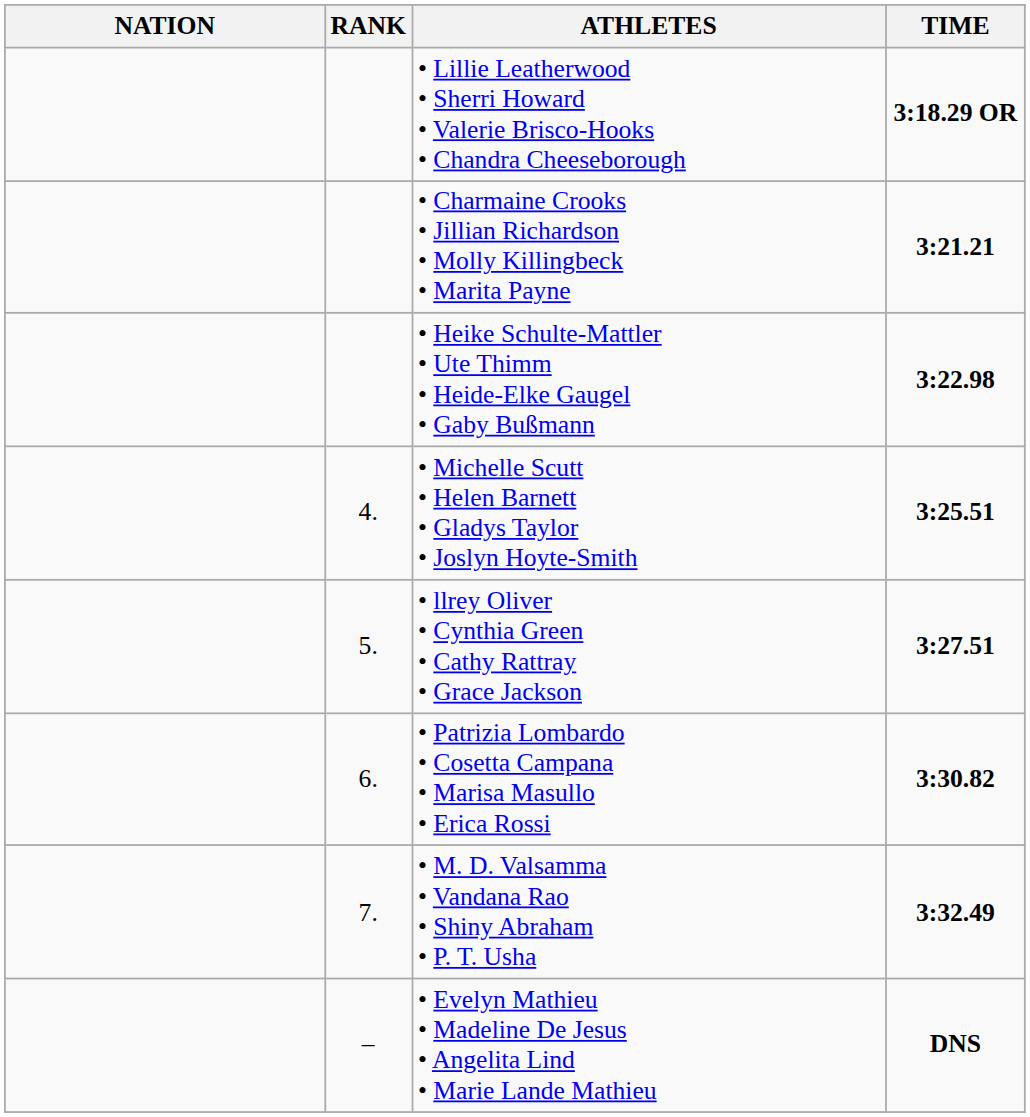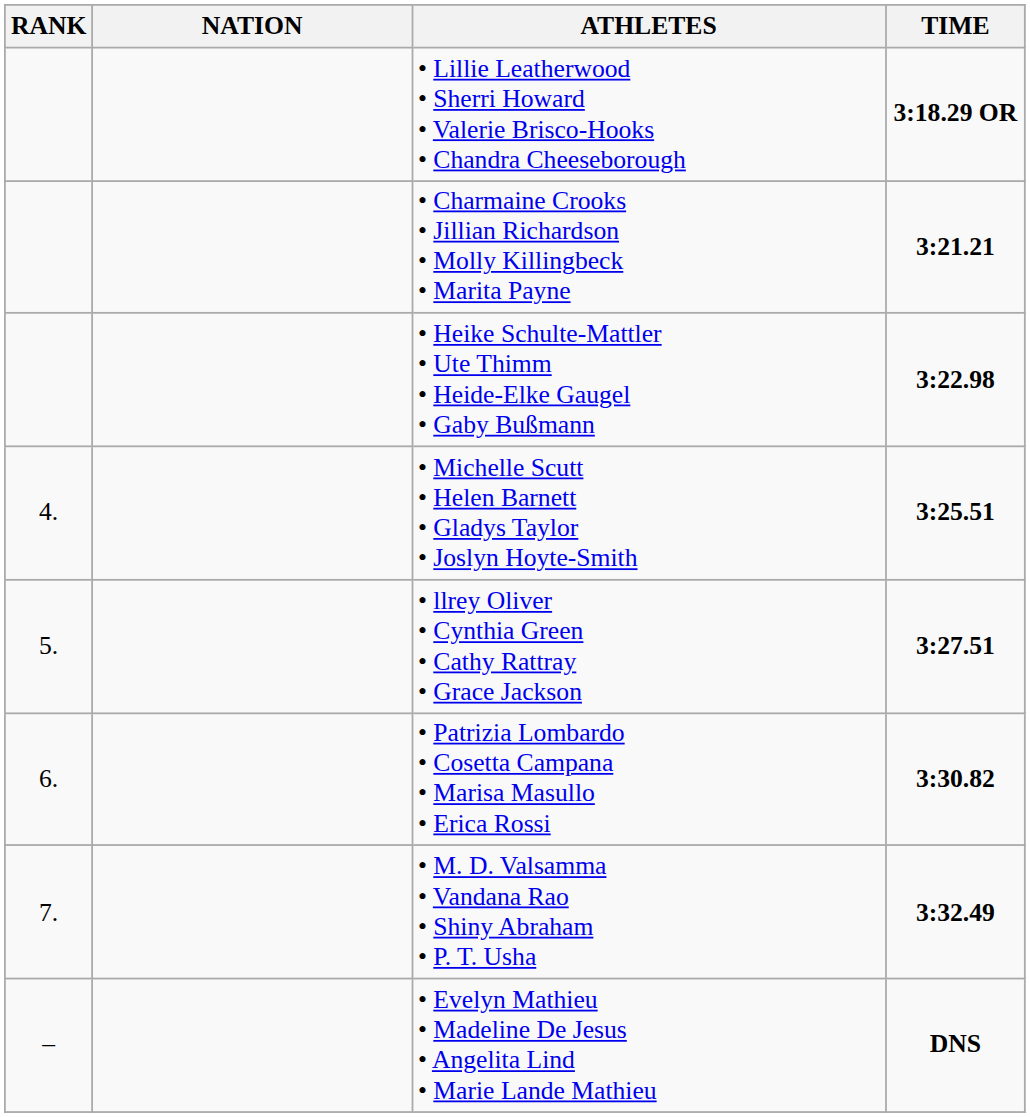columns swapped: (368, 26) <-> (165, 26)
